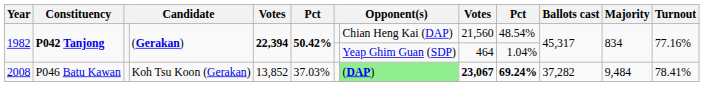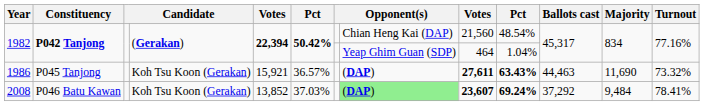+ row: (19, 72)
(478, 72) 23,067 -> (478, 91) 23,607
(559, 72) 37,282 -> (559, 91) 37,292
